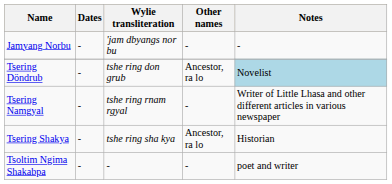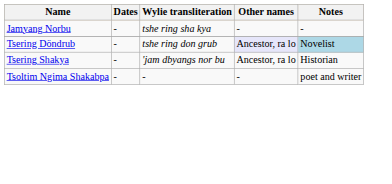(141, 45) 'jam dbyangs nor bu -> (177, 28) tshe ring sha kya
(204, 72) no background -> (266, 44) lavender background
- row: (25, 105)
(141, 138) tshe ring sha kya -> (184, 60) 'jam dbyangs nor bu
